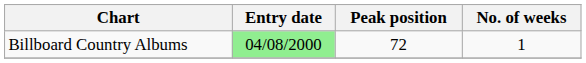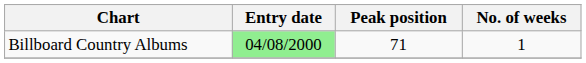(399, 44) 72 -> (399, 44) 71
